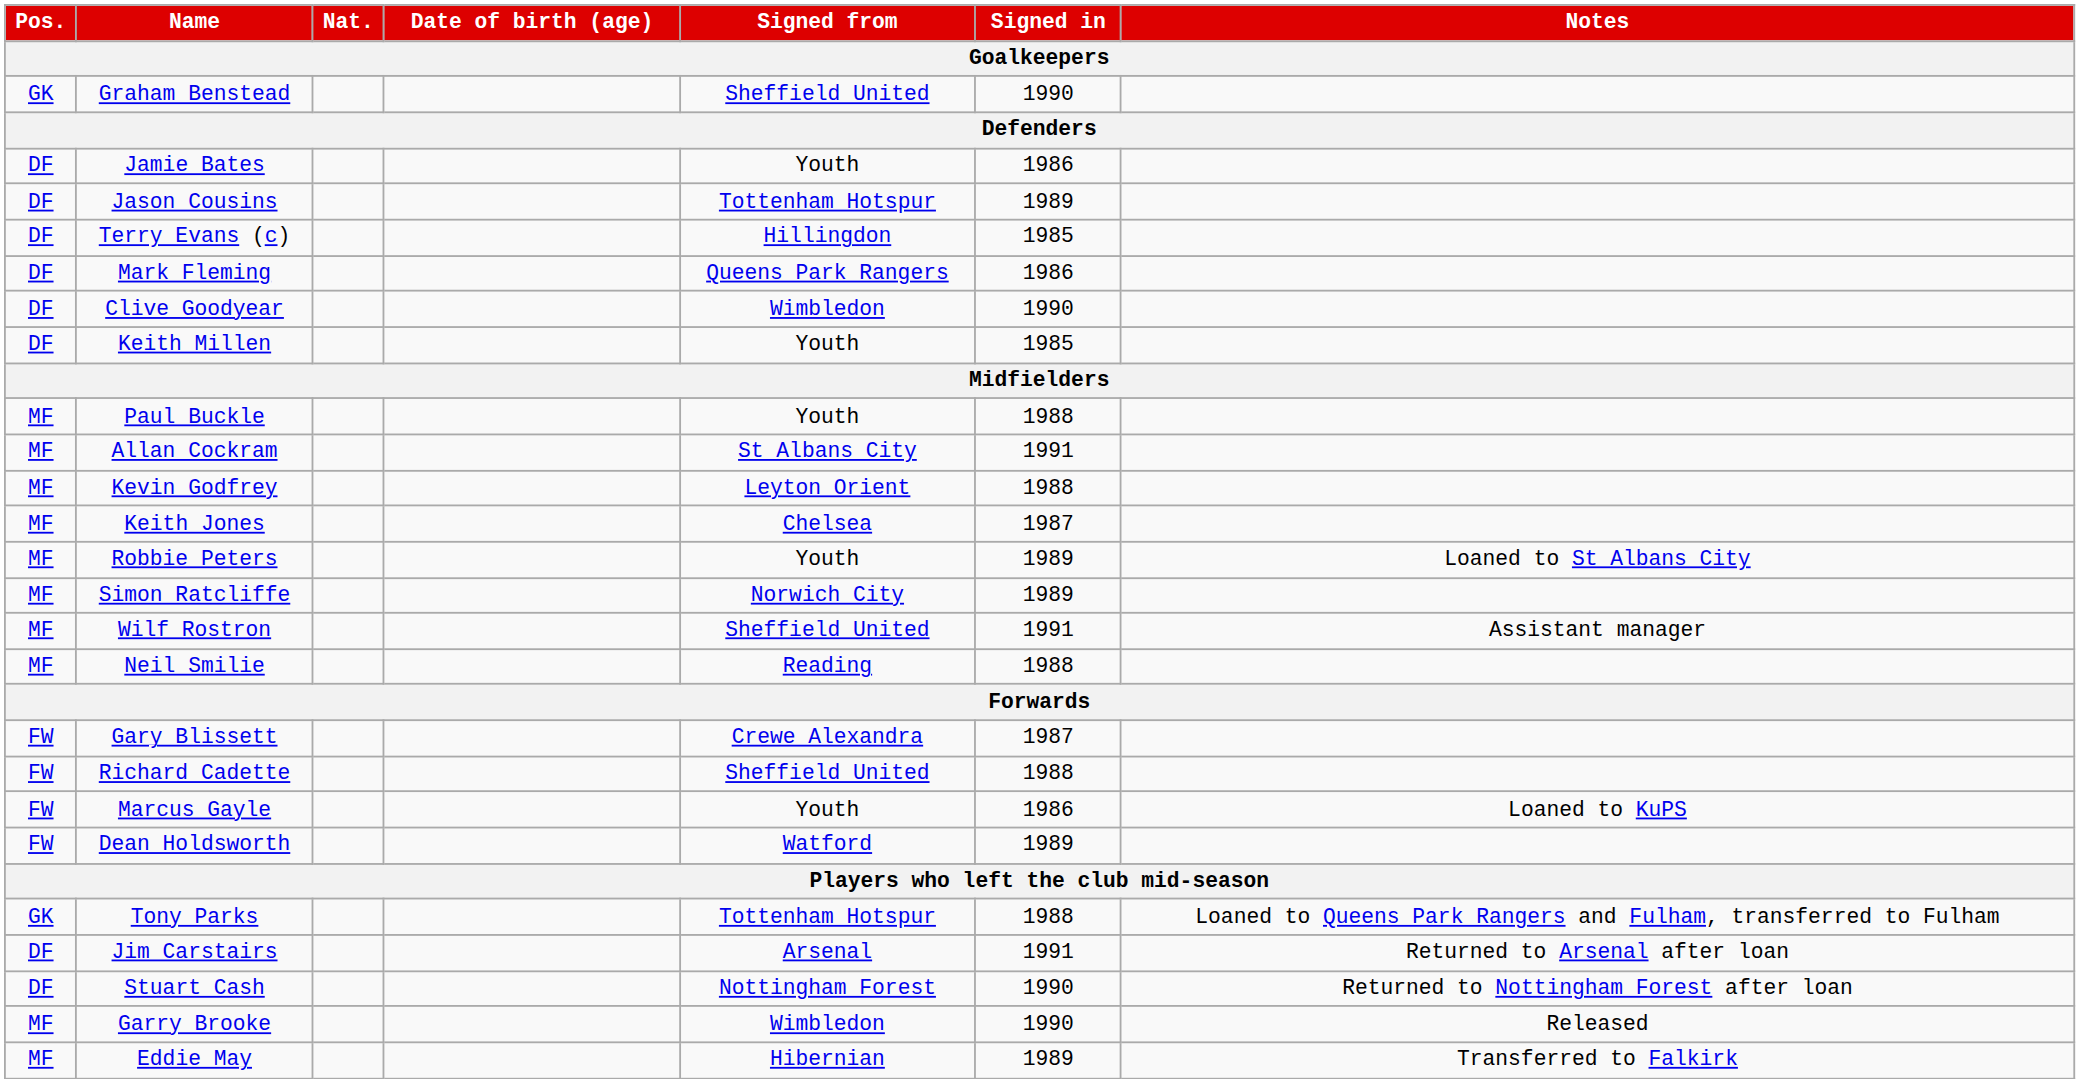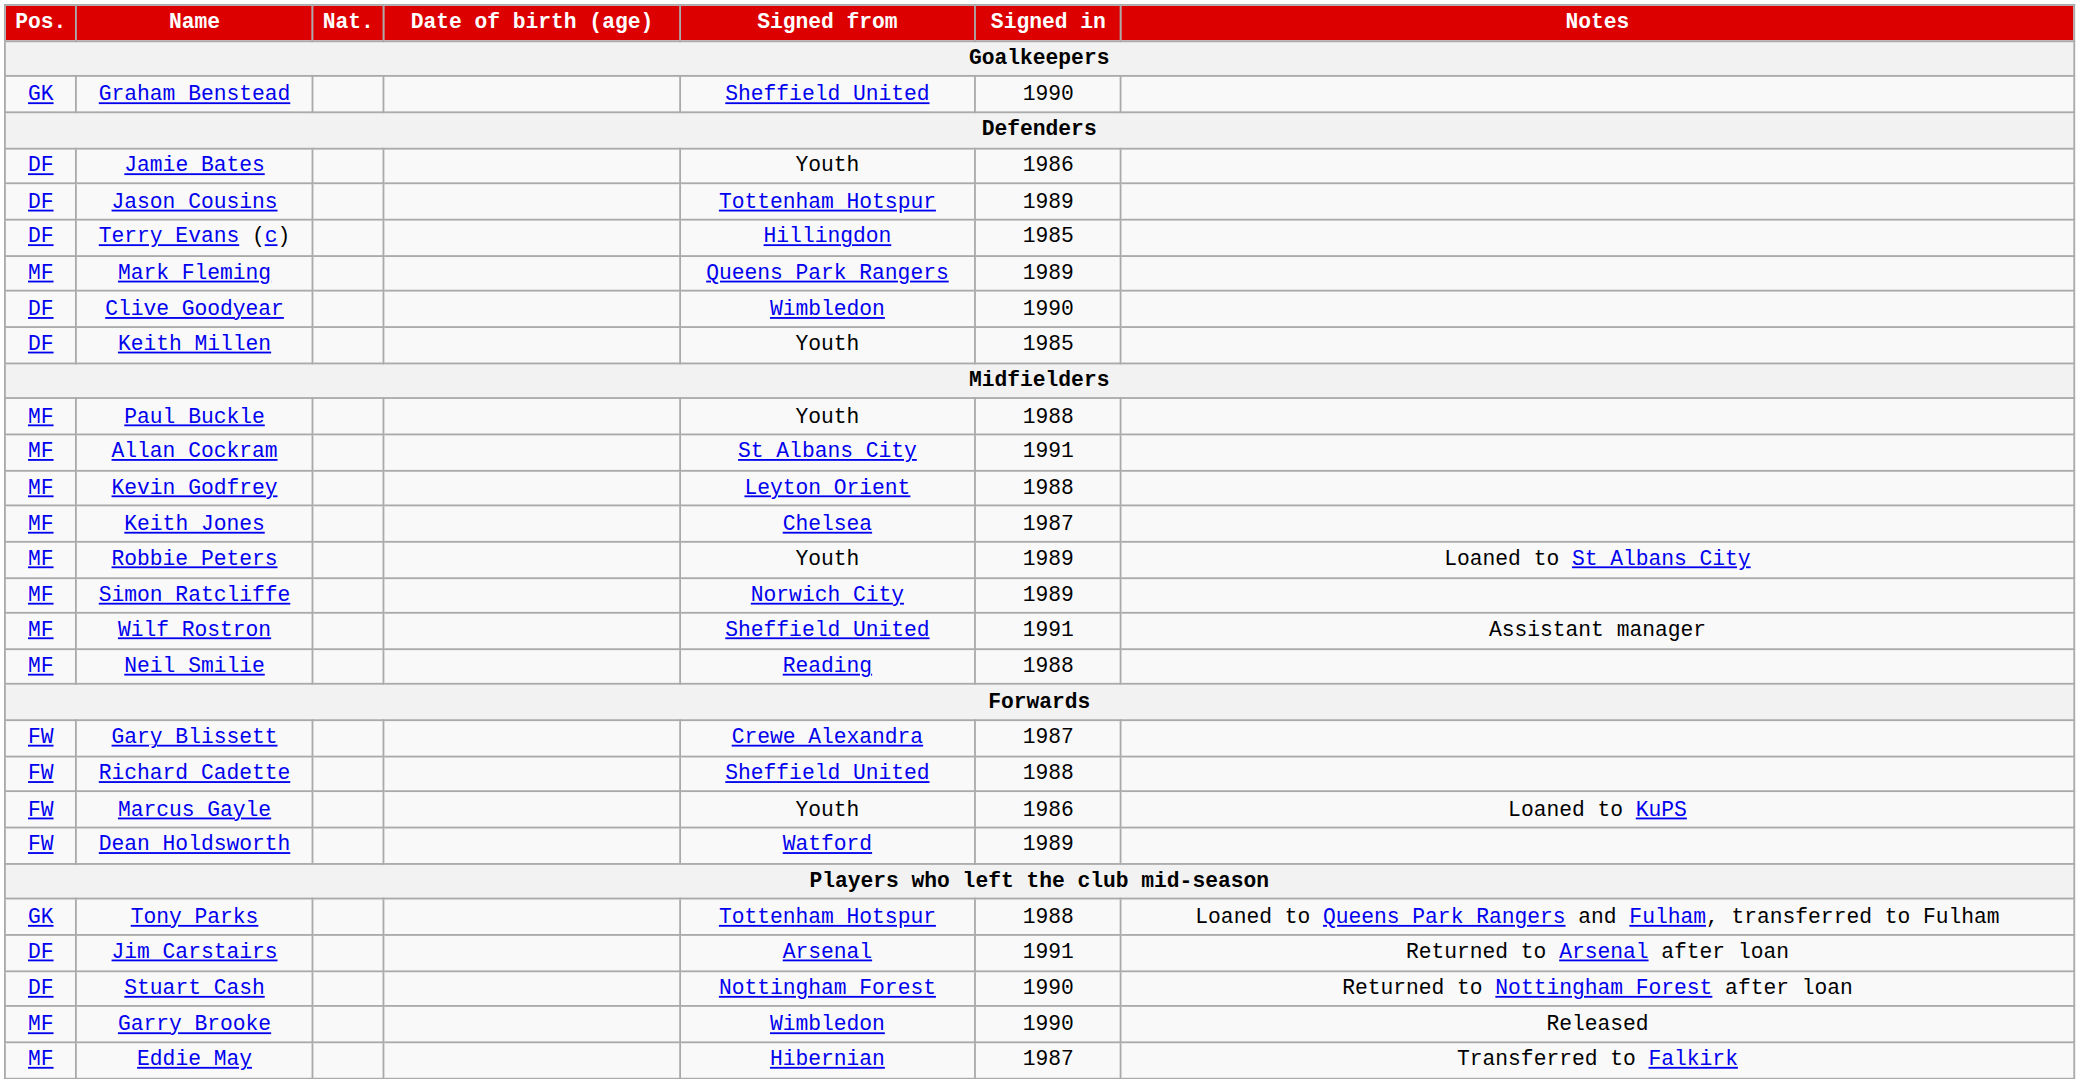(41, 273) DF -> (41, 273) MF
(1048, 273) 1986 -> (1048, 273) 1989
(1048, 1060) 1989 -> (1048, 1060) 1987
